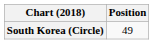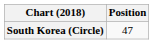(128, 30) 49 -> (128, 30) 47
